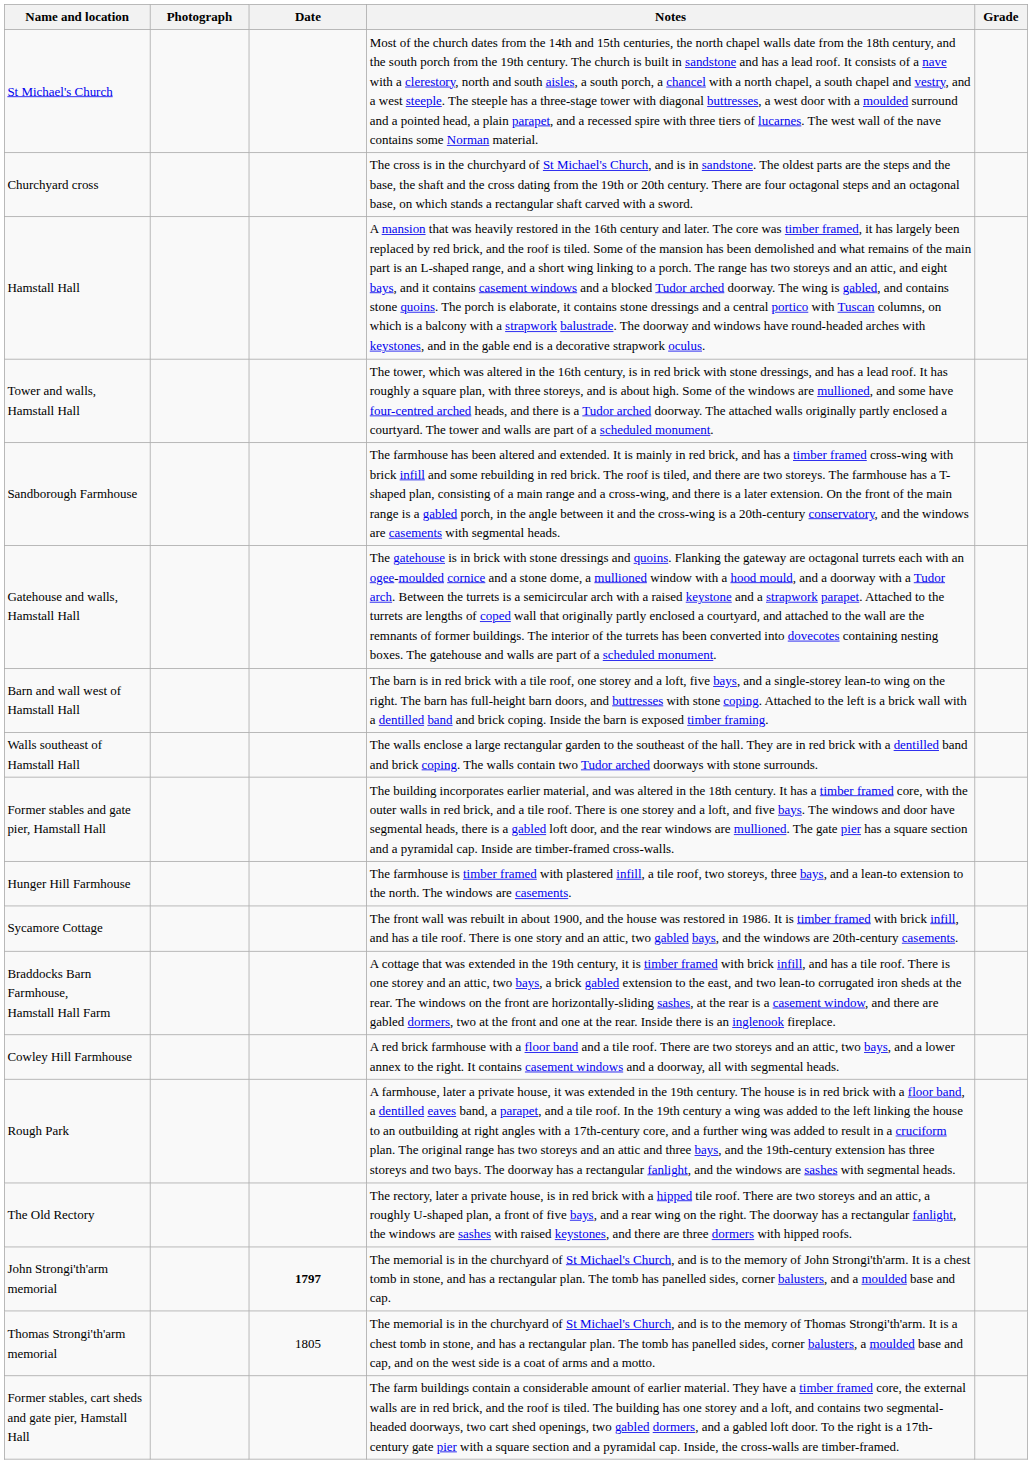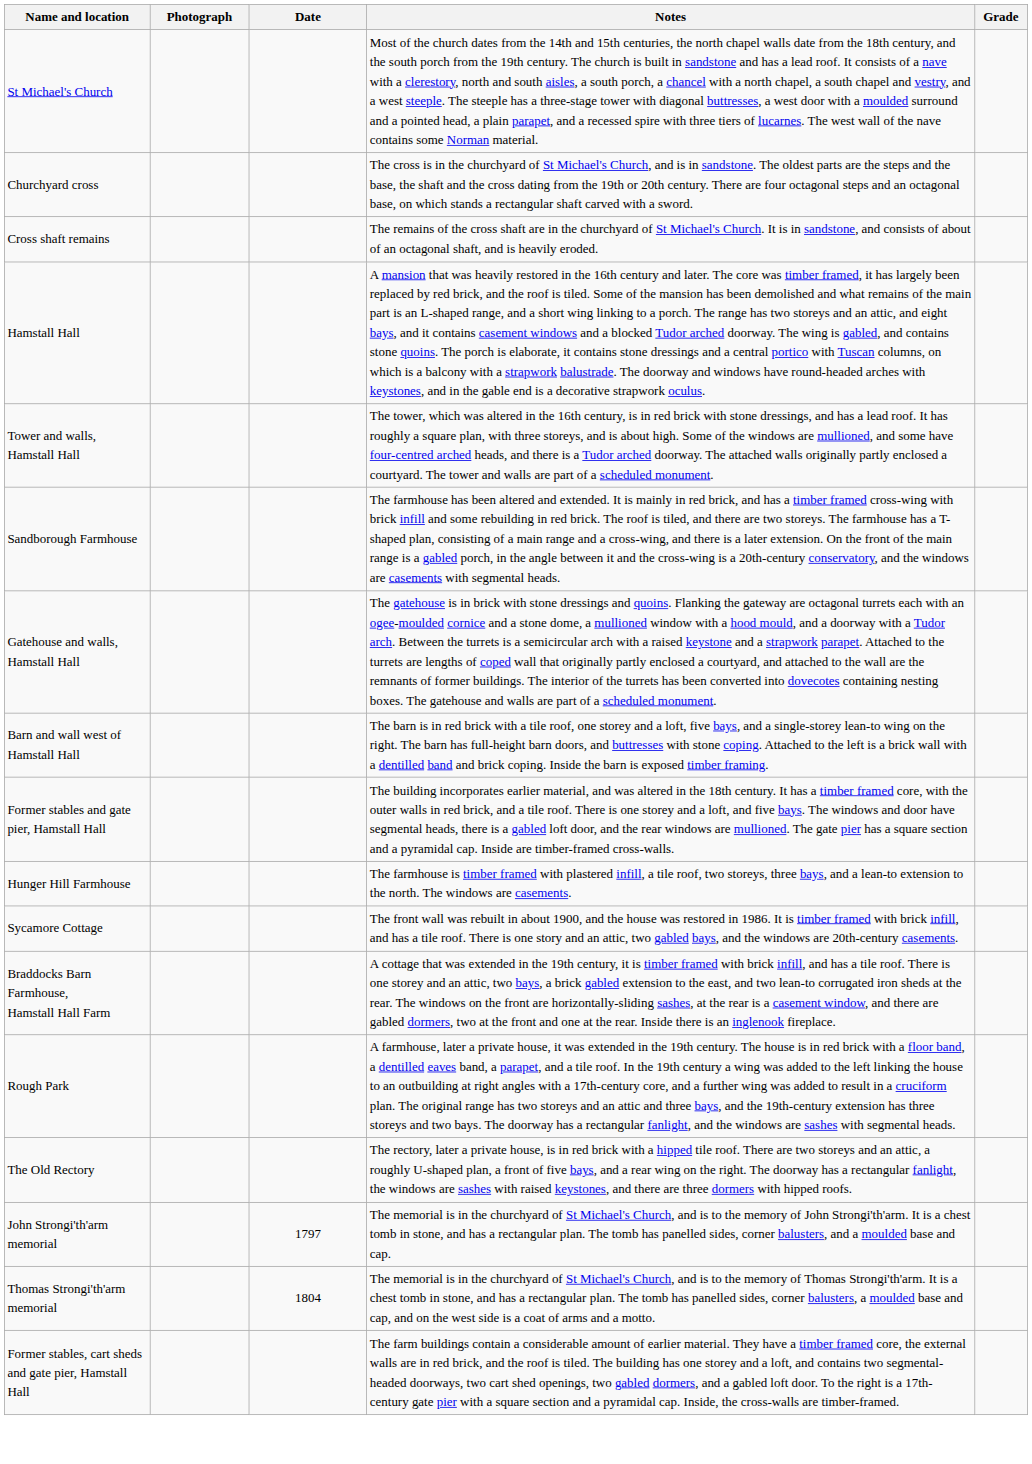+ row: (59, 239)
- row: (55, 755)
- row: (70, 1057)
(308, 1279) bold -> (308, 1234) normal
(308, 1343) 1805 -> (308, 1298) 1804
